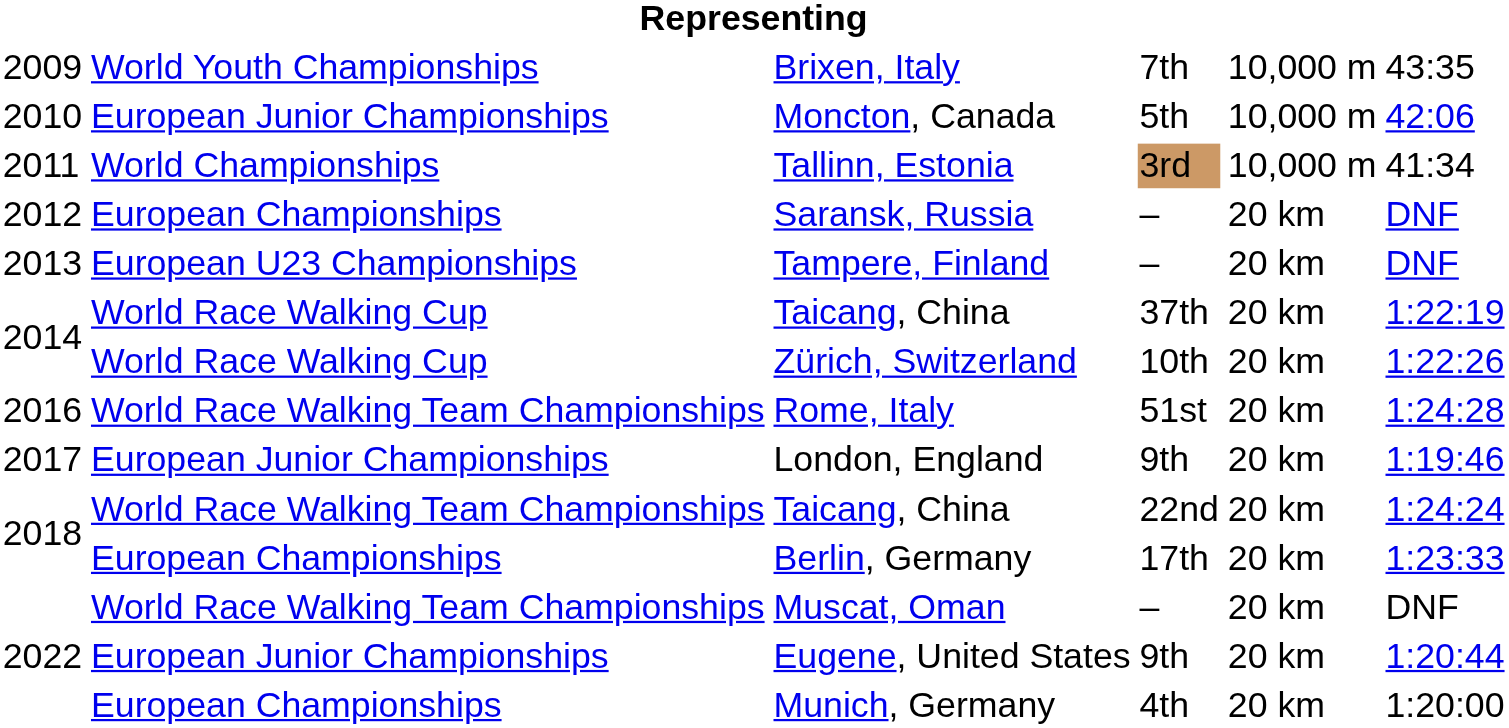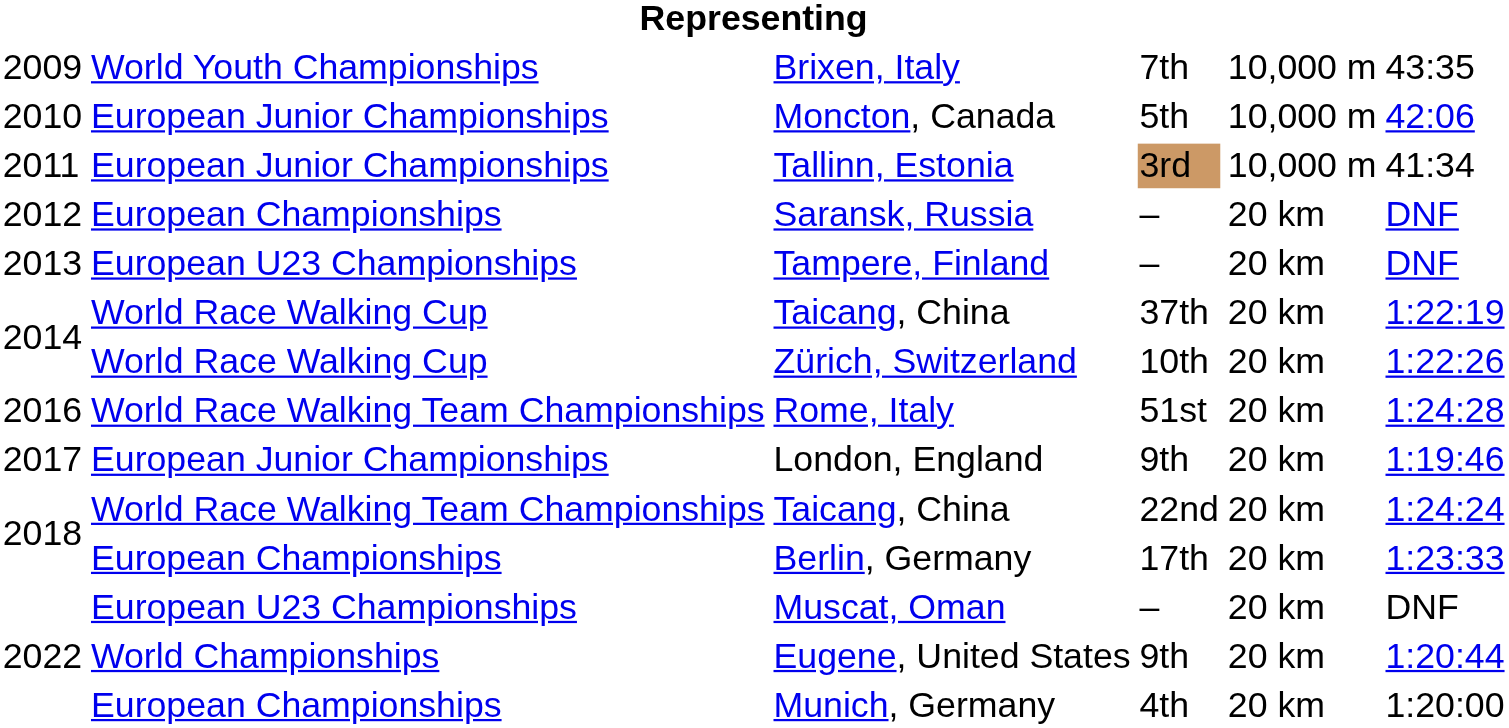(265, 165) World Championships -> (350, 165) European Junior Championships
(428, 606) World Race Walking Team Championships -> (334, 606) European U23 Championships
(350, 655) European Junior Championships -> (265, 655) World Championships
